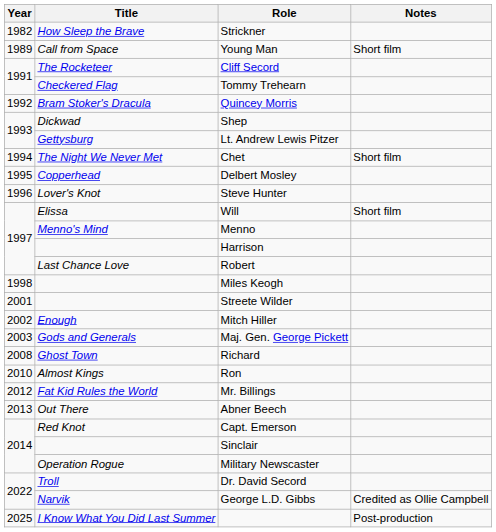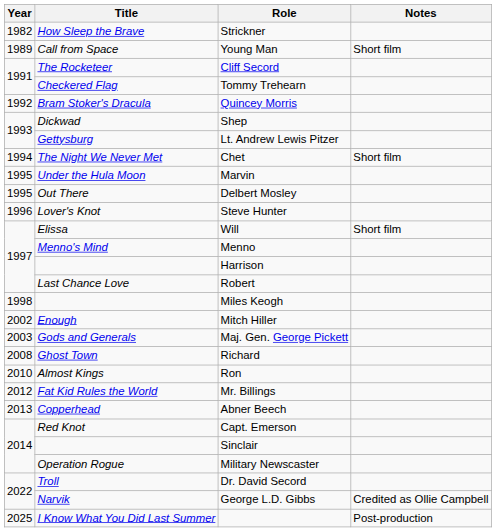+ row: (238, 175)
(69, 175) Copperhead -> (63, 193) Out There
- row: (257, 301)
(63, 409) Out There -> (69, 409) Copperhead
